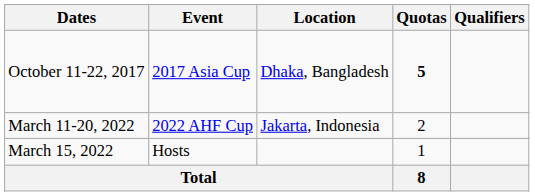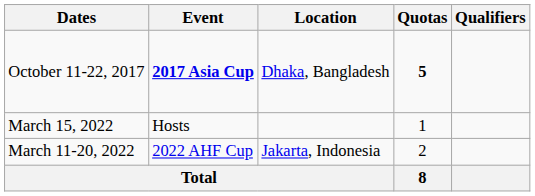(201, 71) normal -> (203, 71) bold
rows swapped: (61, 151) <-> (71, 125)
